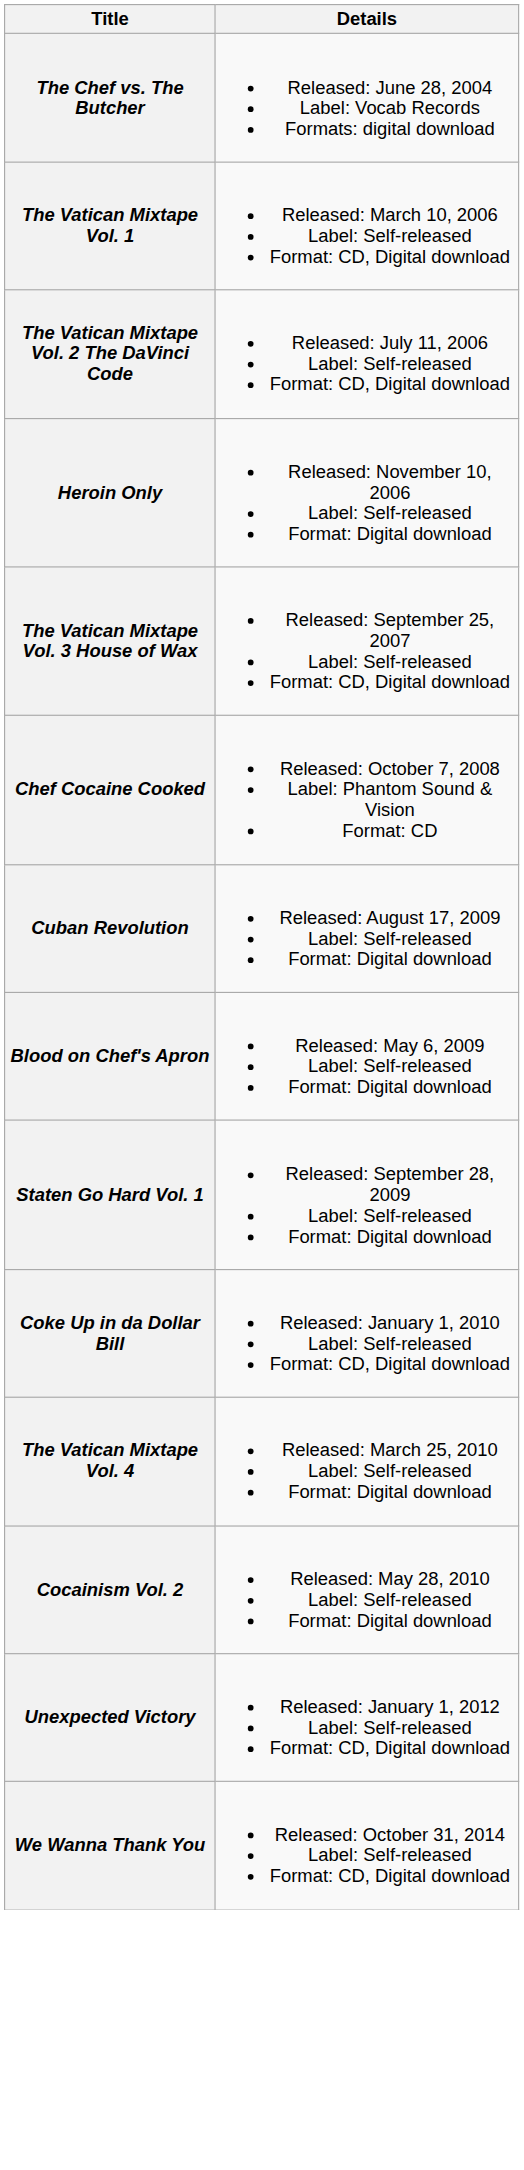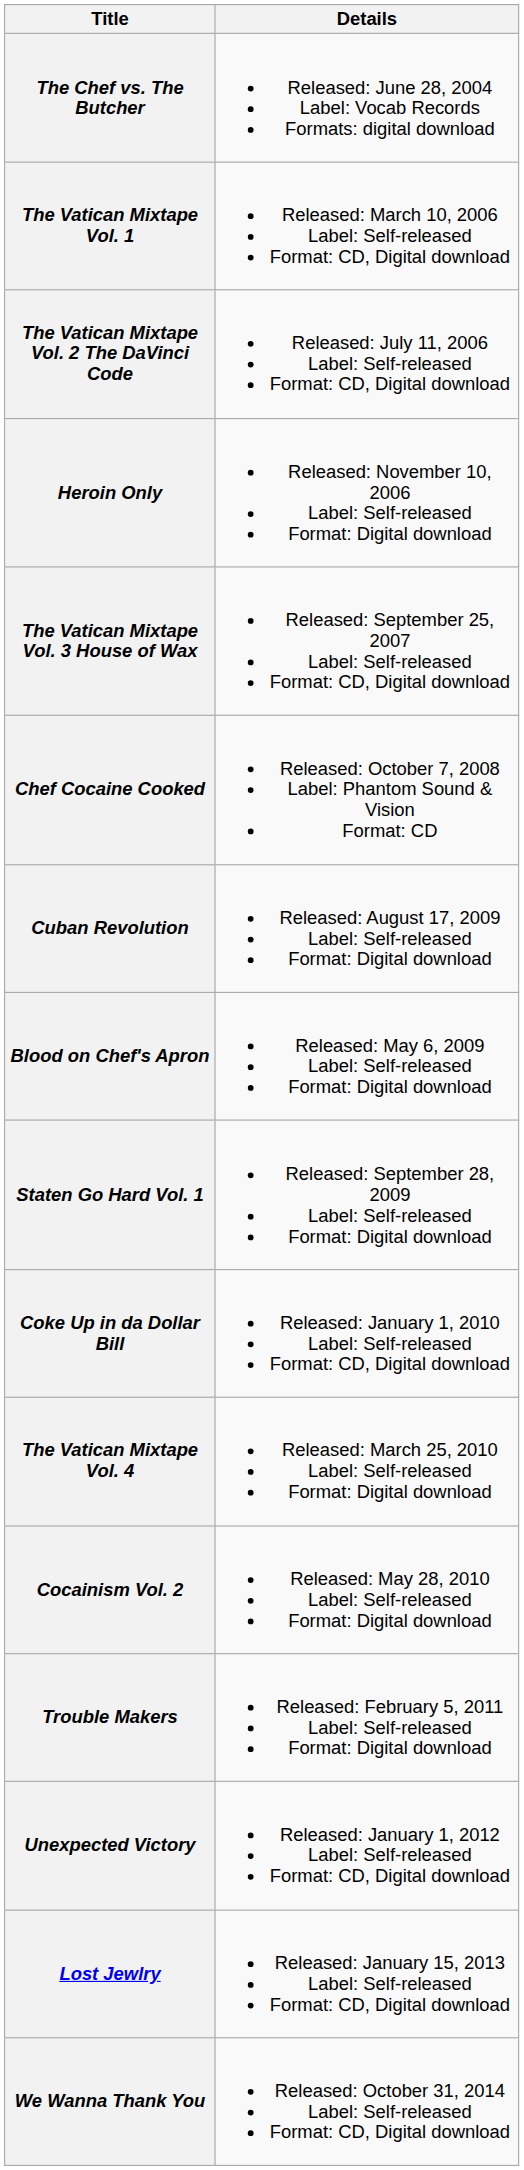+ row: (110, 1717)
+ row: (110, 1973)
